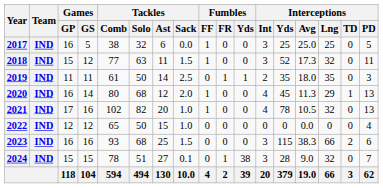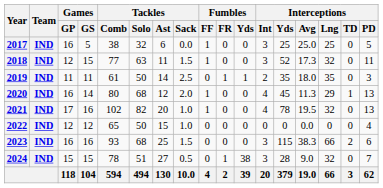(68, 61) 15 -> (68, 61) 12
(88, 61) 12 -> (88, 61) 15
(307, 110) 10.5 -> (307, 110) 19.5
(186, 158) 0.1 -> (186, 158) 0.5
